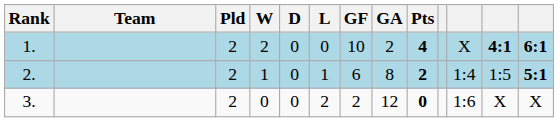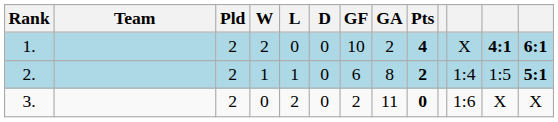columns swapped: (295, 18) <-> (325, 18)
(390, 102) 12 -> (390, 102) 11
